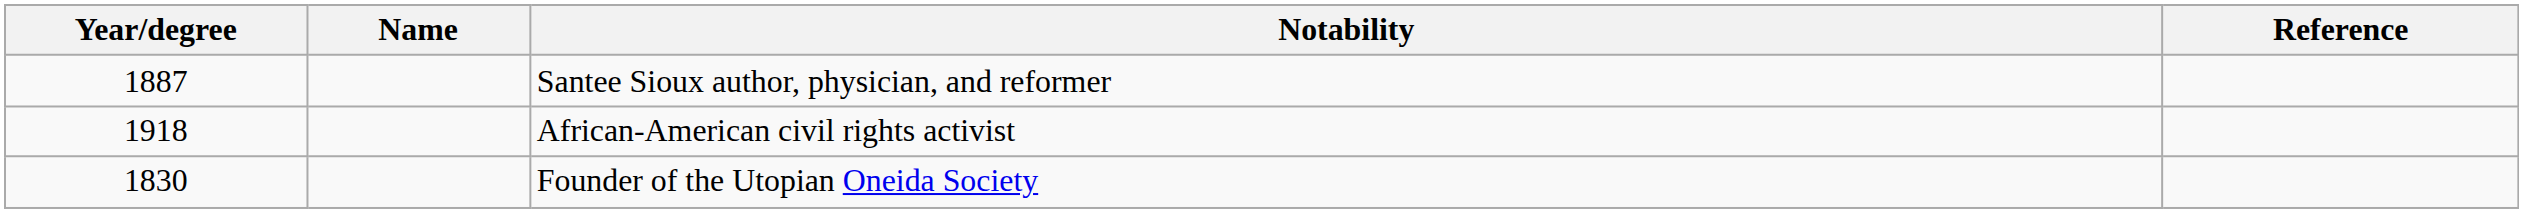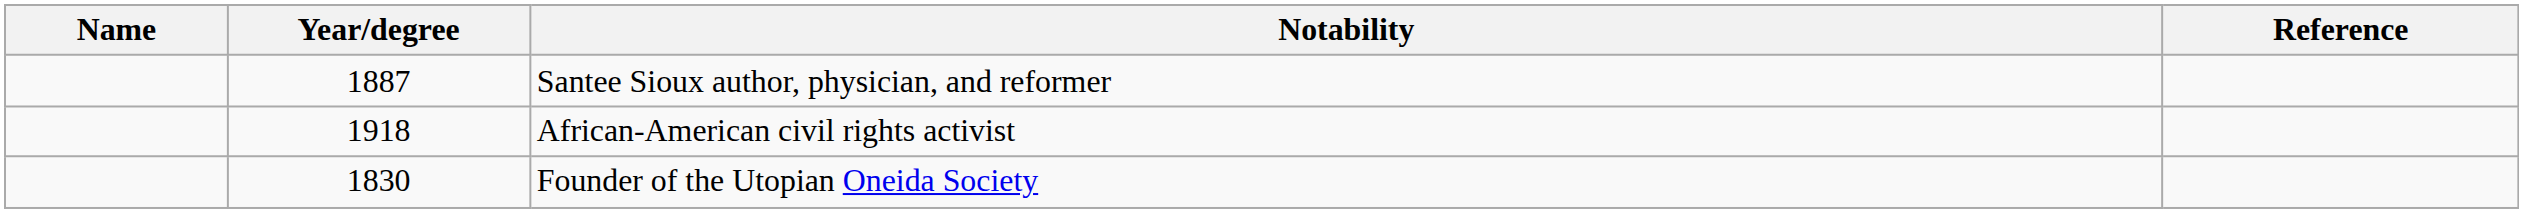columns swapped: (418, 29) <-> (156, 29)
